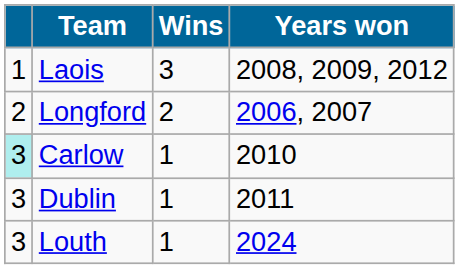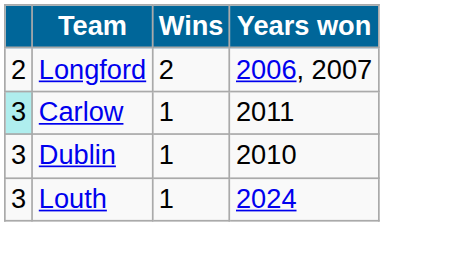- row: (71, 69)
(266, 155) 2010 -> (265, 112) 2011
(265, 198) 2011 -> (266, 155) 2010
